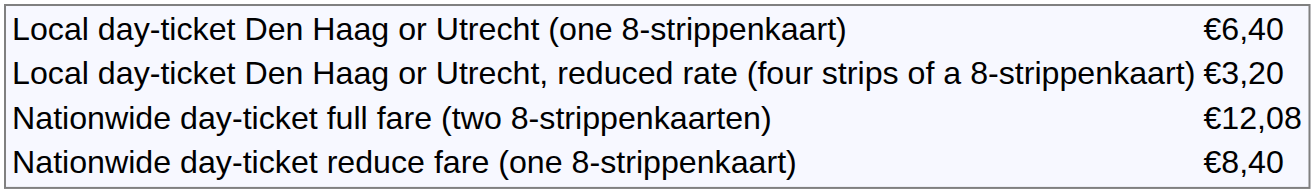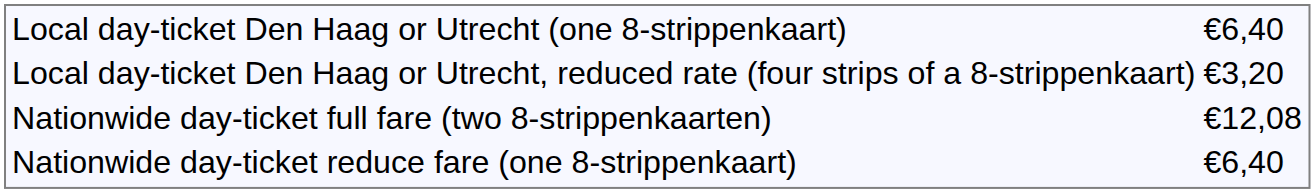(1244, 162) €8,40 -> (1244, 162) €6,40
